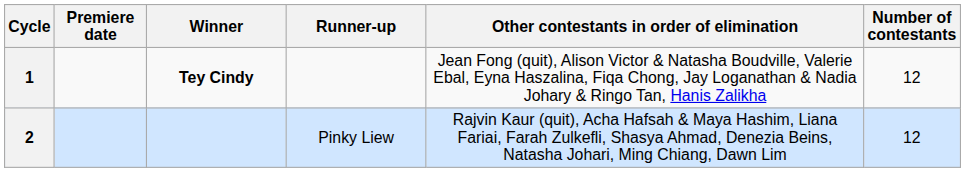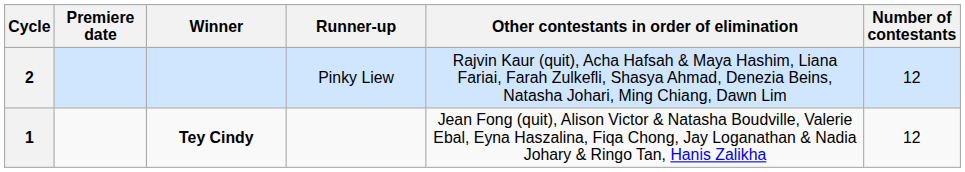rows swapped: (29, 78) <-> (29, 138)
